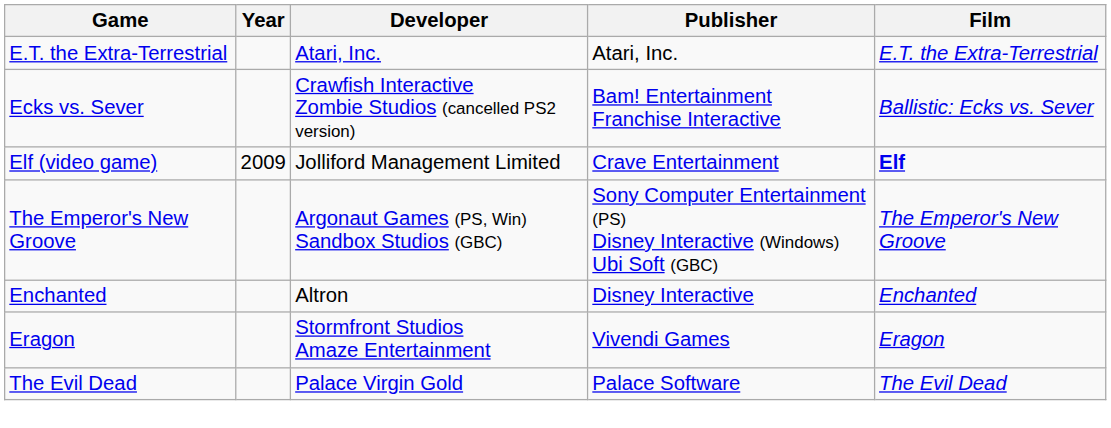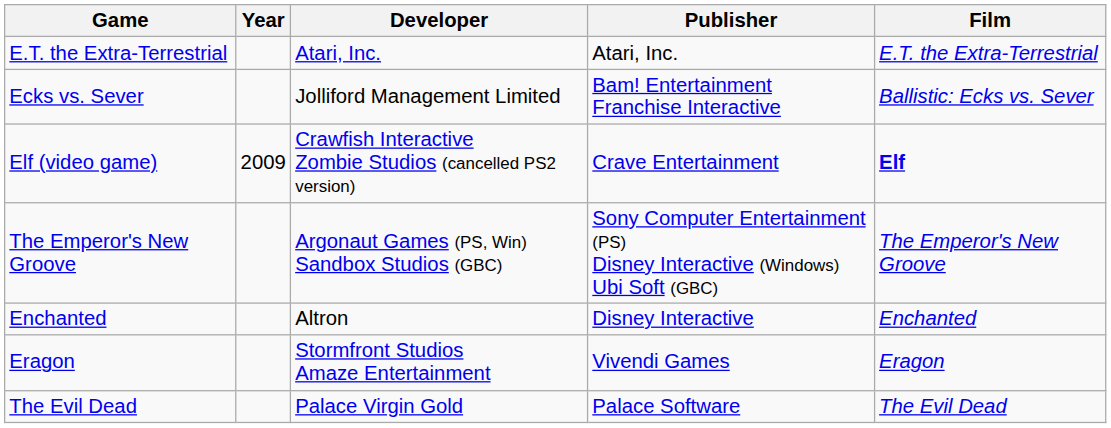(426, 107) Crawfish Interactive Zombie Studios (cancelled PS2 version) -> (428, 96) Jolliford Management Limited
(428, 163) Jolliford Management Limited -> (426, 163) Crawfish Interactive Zombie Studios (cancelled PS2 version)
